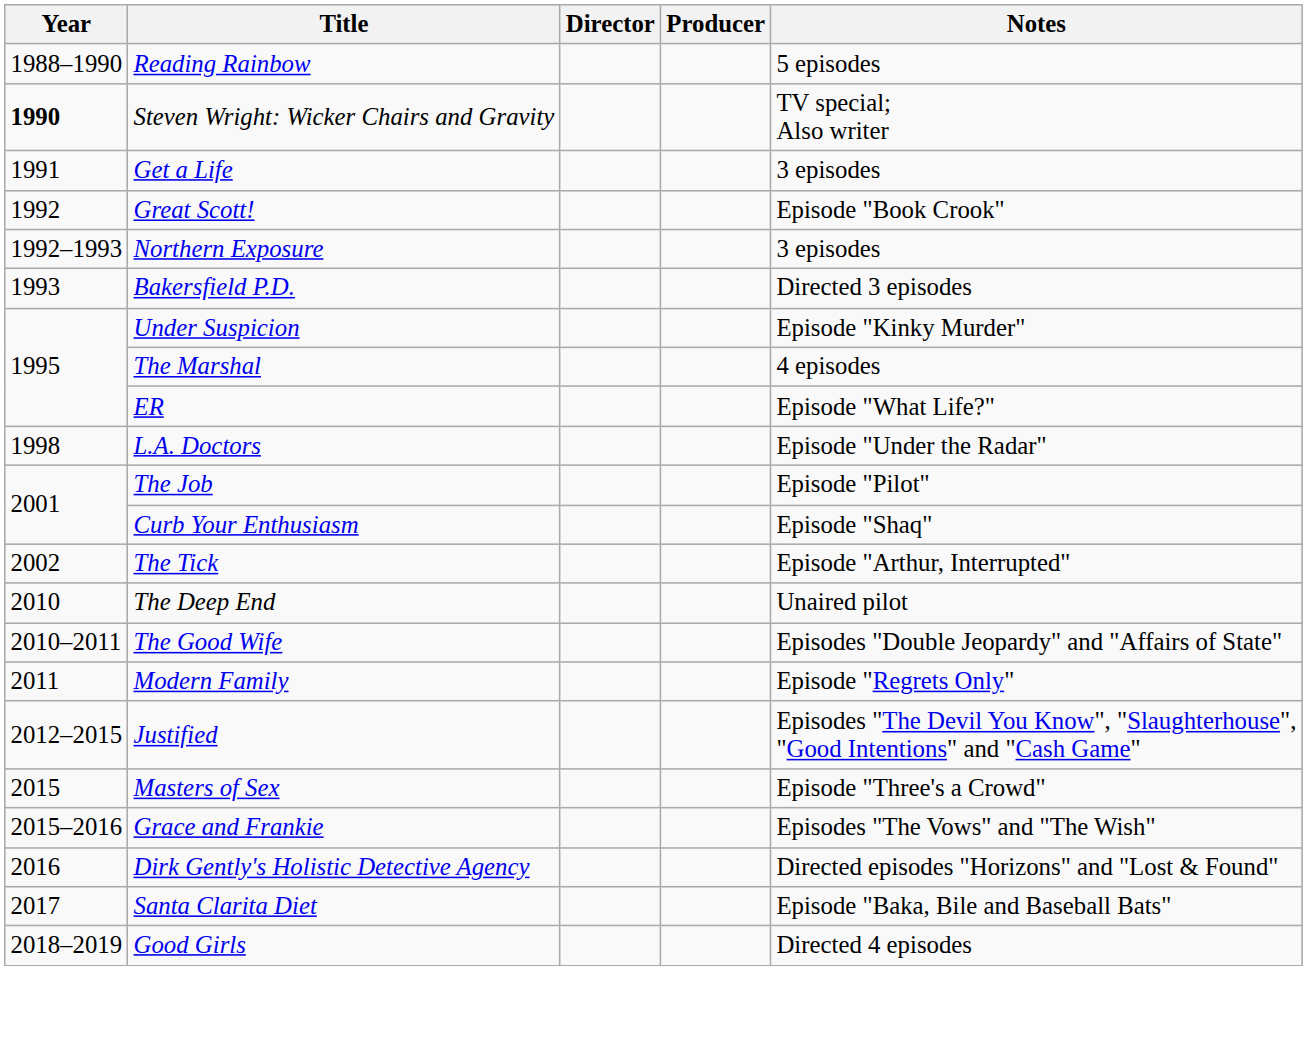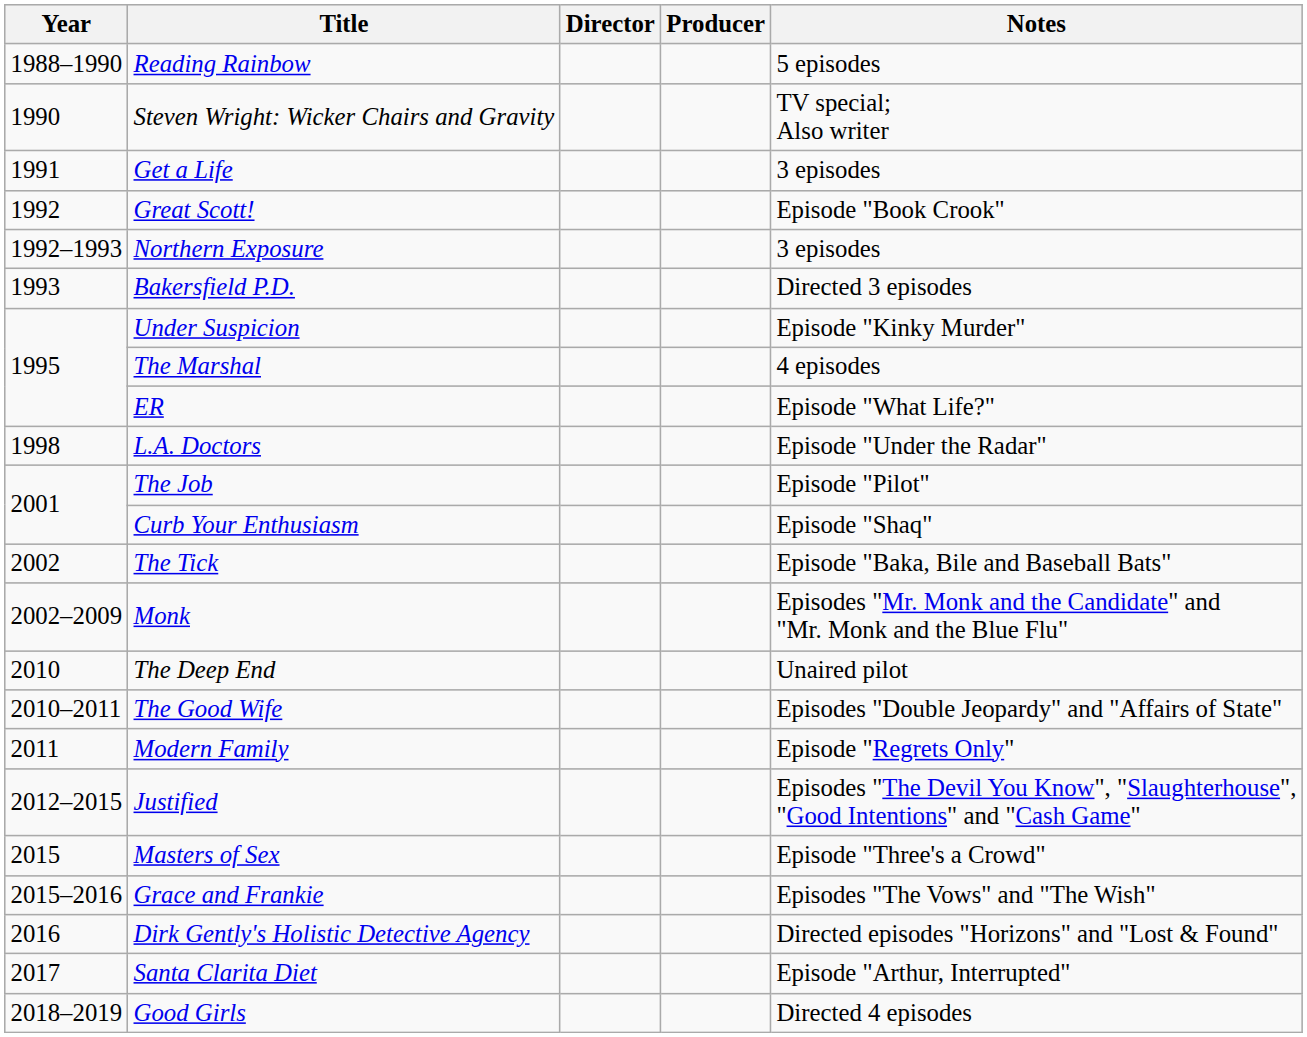(35, 116) bold -> (35, 116) normal
(923, 563) Episode "Arthur, Interrupted" -> (974, 563) Episode "Baka, Bile and Baseball Bats"
+ row: (162, 616)
(974, 905) Episode "Baka, Bile and Baseball Bats" -> (923, 973) Episode "Arthur, Interrupted"
